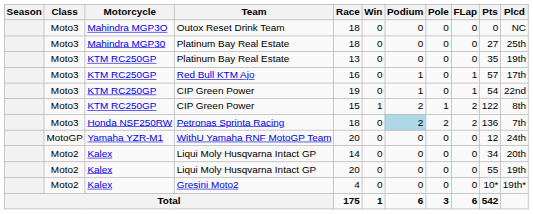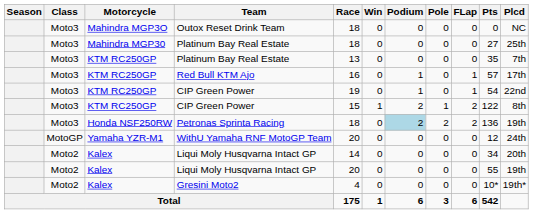(516, 59) 19th -> (519, 59) 7th
(519, 122) 7th -> (516, 122) 19th
